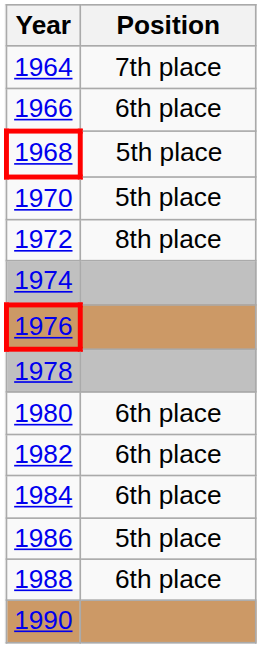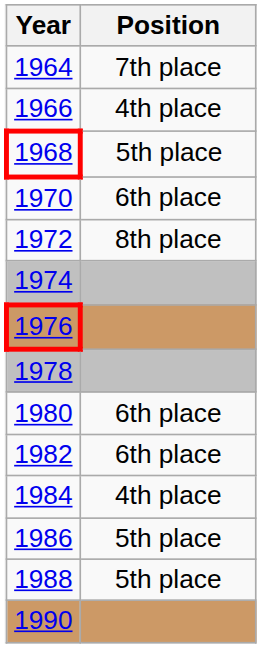(168, 109) 6th place -> (168, 109) 4th place
(168, 197) 5th place -> (168, 197) 6th place
(168, 496) 6th place -> (168, 496) 4th place
(168, 579) 6th place -> (168, 579) 5th place
